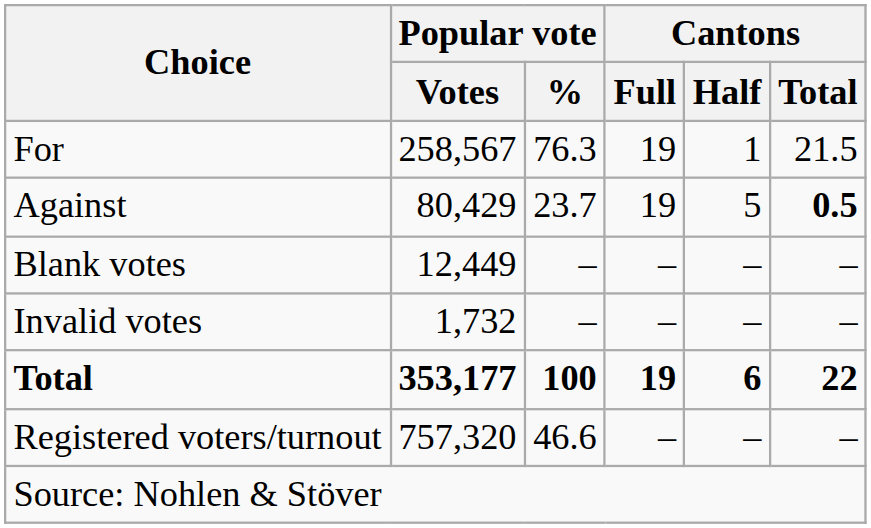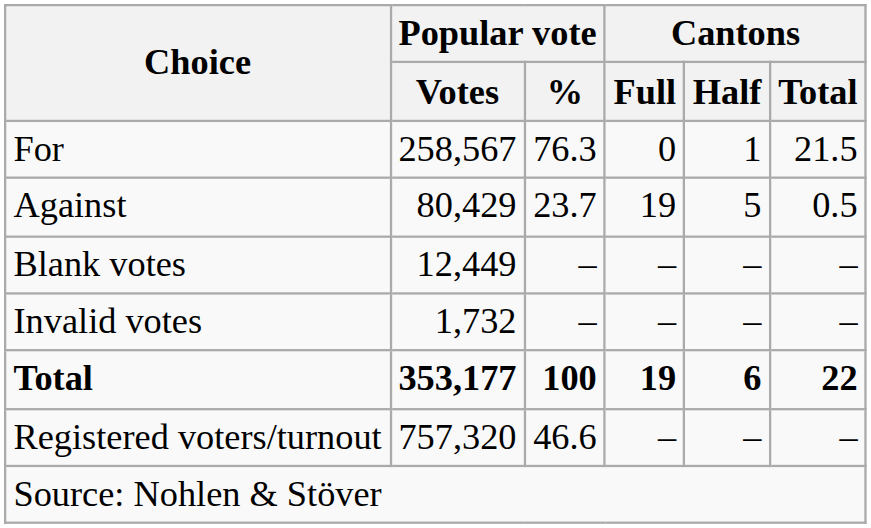(658, 148) 19 -> (667, 148) 0
(835, 206) bold -> (835, 206) normal
